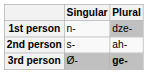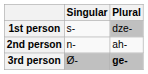(71, 28) n- -> (71, 28) s-
(71, 45) s- -> (71, 45) n-
